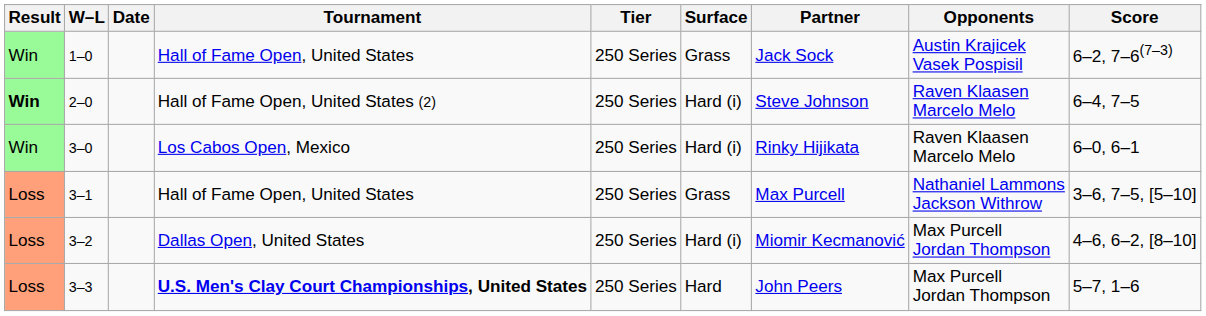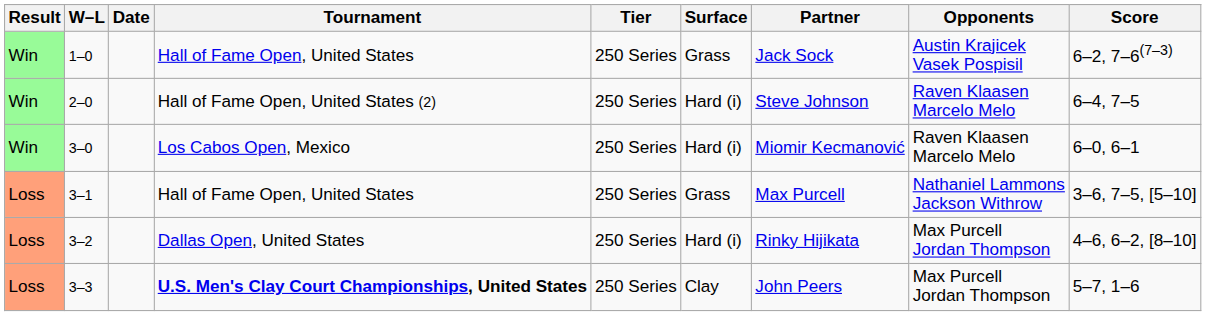(24, 101) bold -> (23, 101) normal
(807, 147) Rinky Hijikata -> (830, 147) Miomir Kecmanović
(830, 240) Miomir Kecmanović -> (807, 240) Rinky Hijikata
(703, 286) Hard -> (702, 286) Clay
